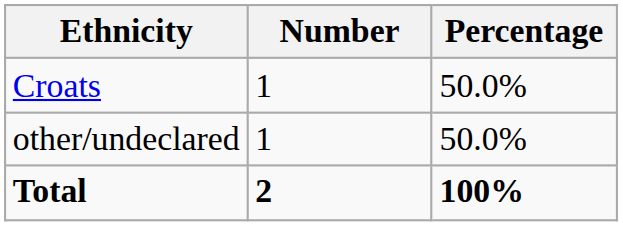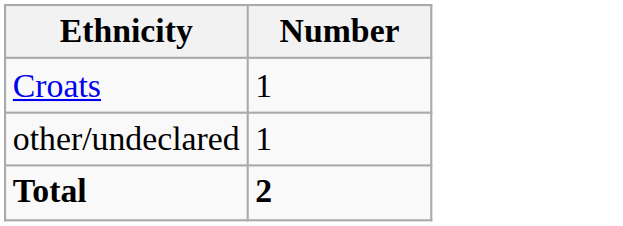- column: (524, 31)
